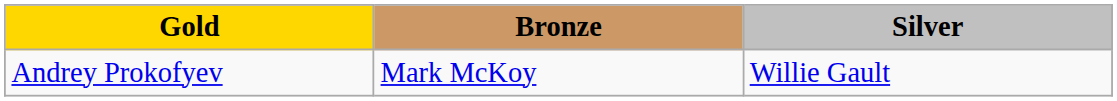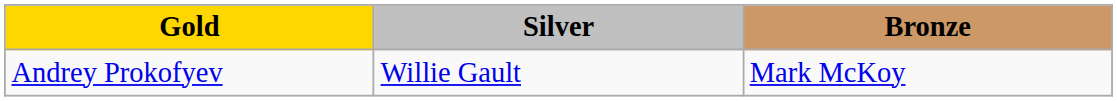columns swapped: (928, 27) <-> (559, 27)
